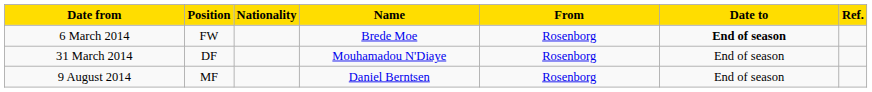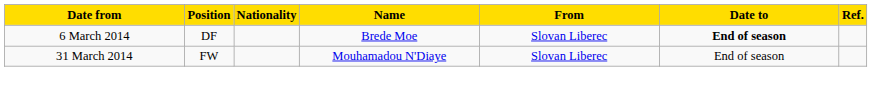(209, 35) FW -> (209, 35) DF
(569, 35) Rosenborg -> (569, 35) Slovan Liberec
(209, 56) DF -> (209, 56) FW
(569, 56) Rosenborg -> (569, 56) Slovan Liberec
- row: (94, 77)
